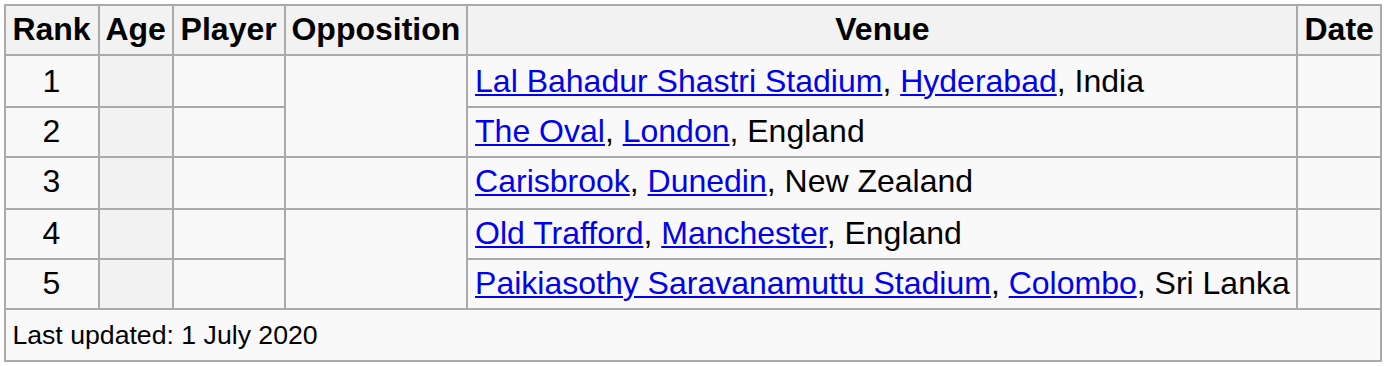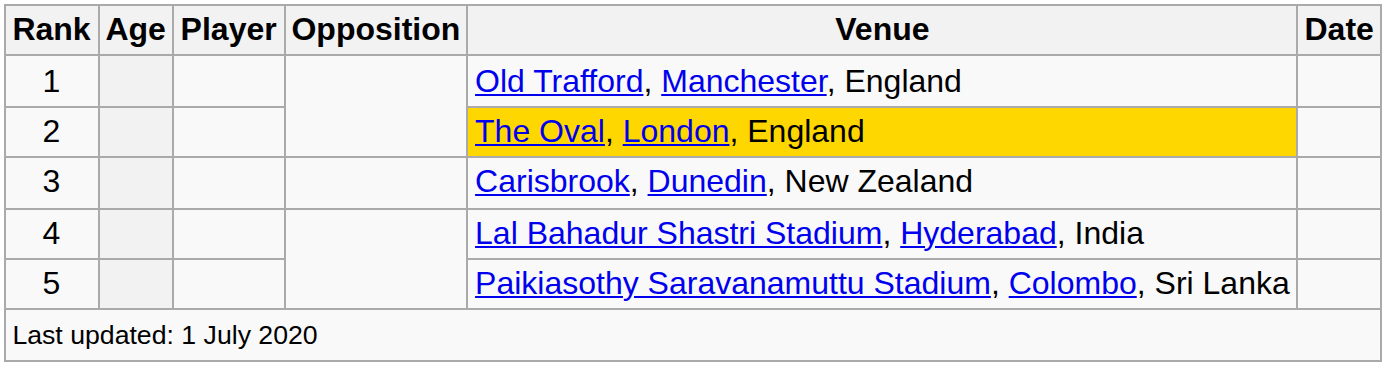(810, 80) Lal Bahadur Shastri Stadium, Hyderabad, India -> (718, 80) Old Trafford, Manchester, England
(670, 131) no background -> (670, 131) gold background
(718, 232) Old Trafford, Manchester, England -> (810, 232) Lal Bahadur Shastri Stadium, Hyderabad, India
